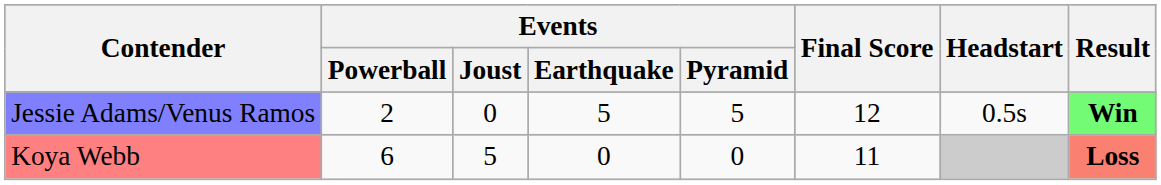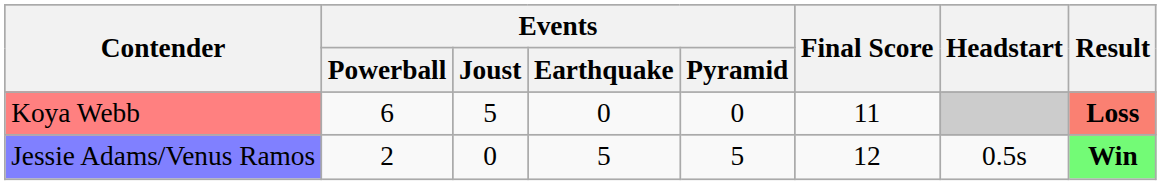rows swapped: (76, 156) <-> (163, 112)
